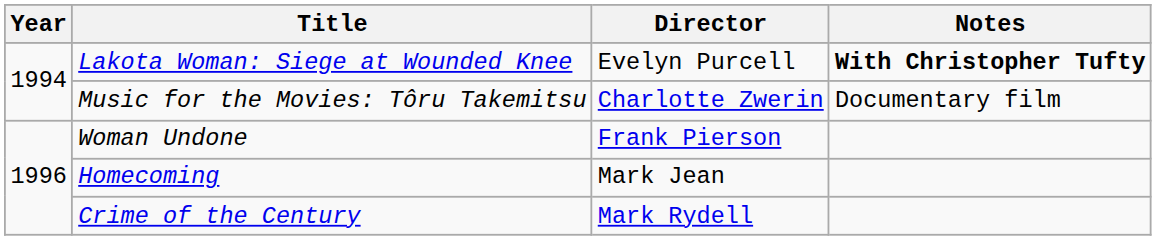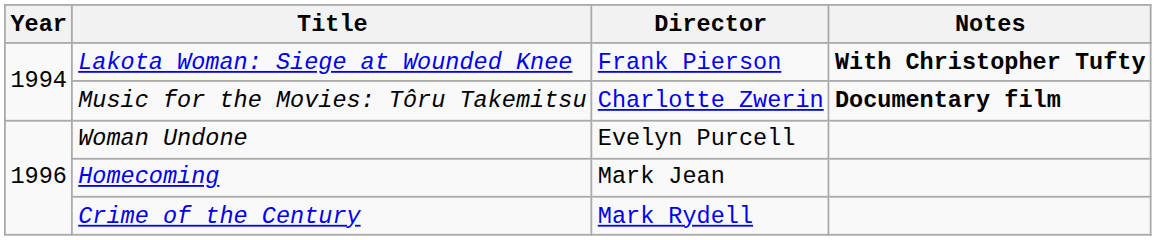(697, 62) Evelyn Purcell -> (690, 62) Frank Pierson
(948, 101) normal -> (948, 101) bold
(690, 139) Frank Pierson -> (697, 139) Evelyn Purcell
